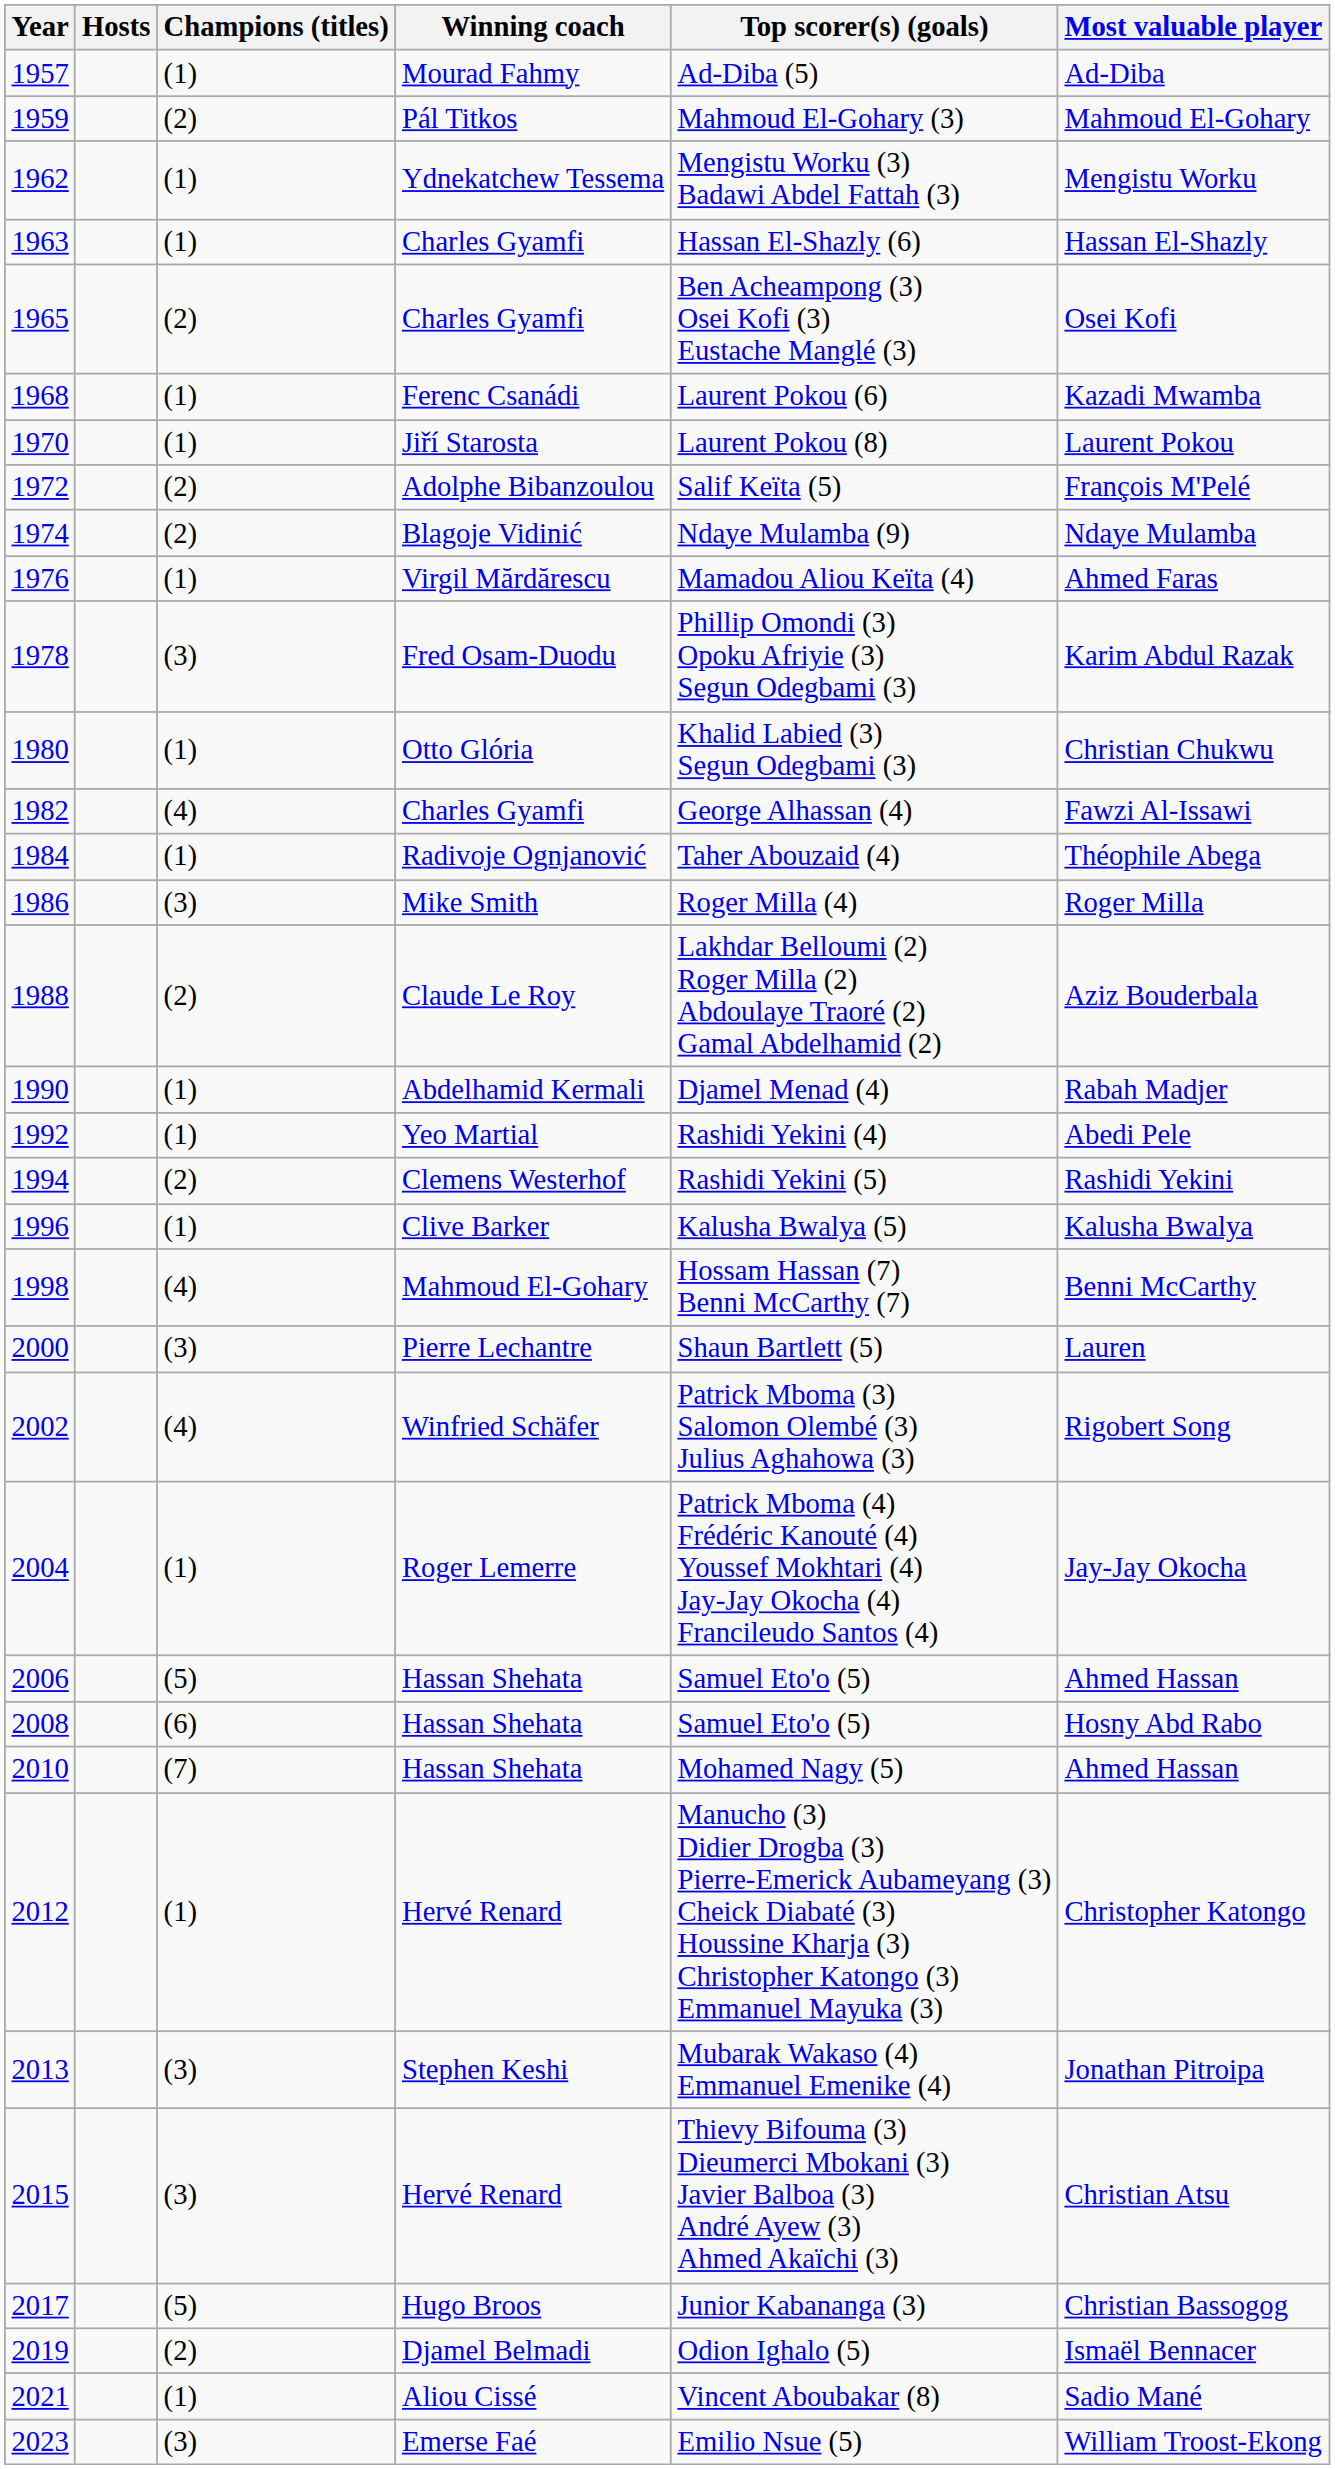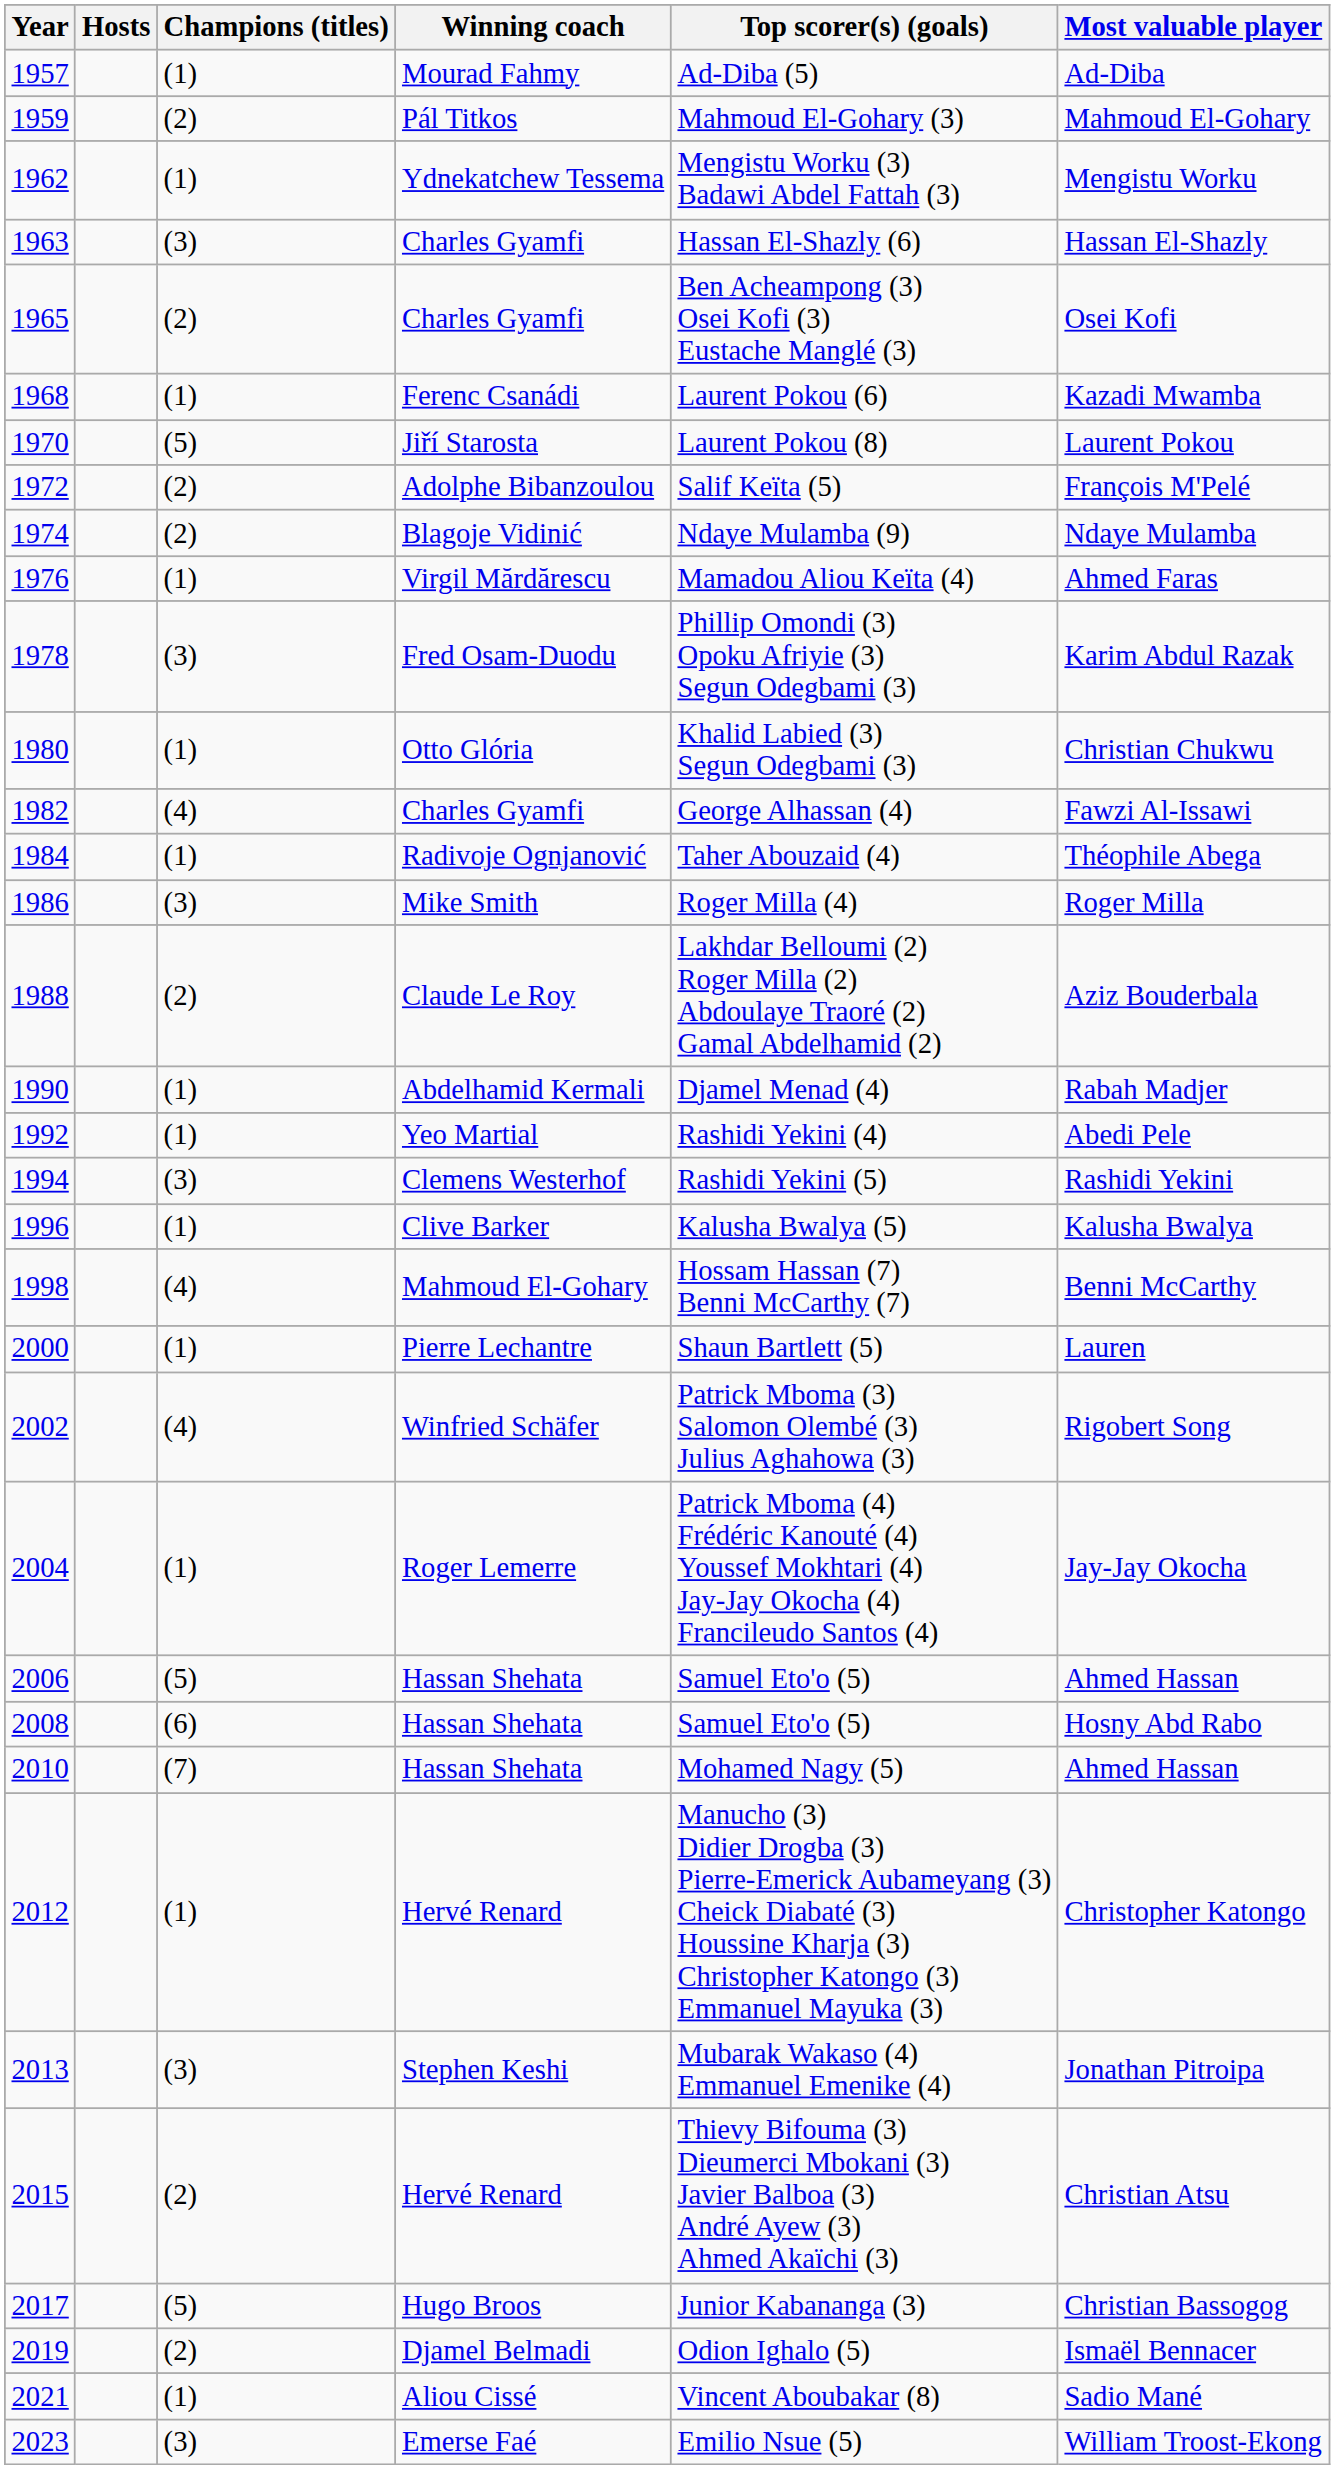(180, 241) (1) -> (180, 241) (3)
(180, 441) (1) -> (180, 441) (5)
(180, 1180) (2) -> (180, 1180) (3)
(180, 1348) (3) -> (180, 1348) (1)
(180, 2195) (3) -> (180, 2195) (2)
